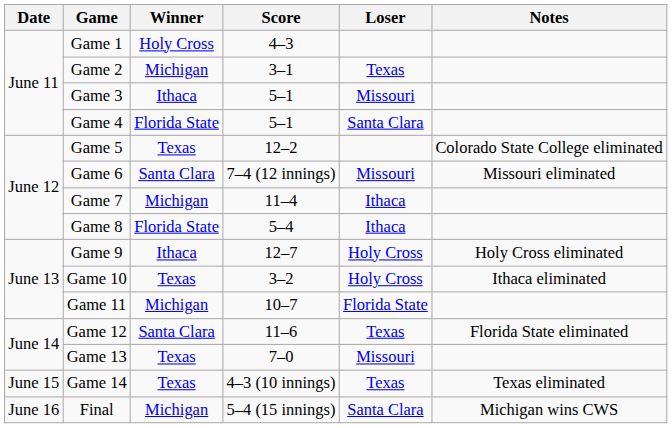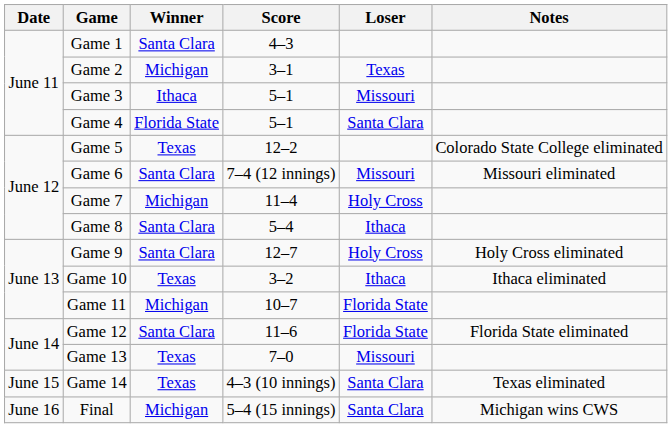(177, 43) Holy Cross -> (177, 43) Santa Clara
(385, 200) Ithaca -> (385, 200) Holy Cross
(177, 226) Florida State -> (177, 226) Santa Clara
(177, 252) Ithaca -> (177, 252) Santa Clara
(385, 278) Holy Cross -> (385, 278) Ithaca
(385, 331) Texas -> (385, 331) Florida State
(385, 383) Texas -> (385, 383) Santa Clara
